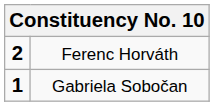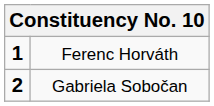(17, 52) 2 -> (17, 52) 1
(17, 85) 1 -> (17, 85) 2
